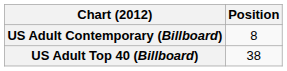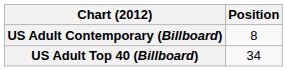(254, 55) 38 -> (254, 55) 34
